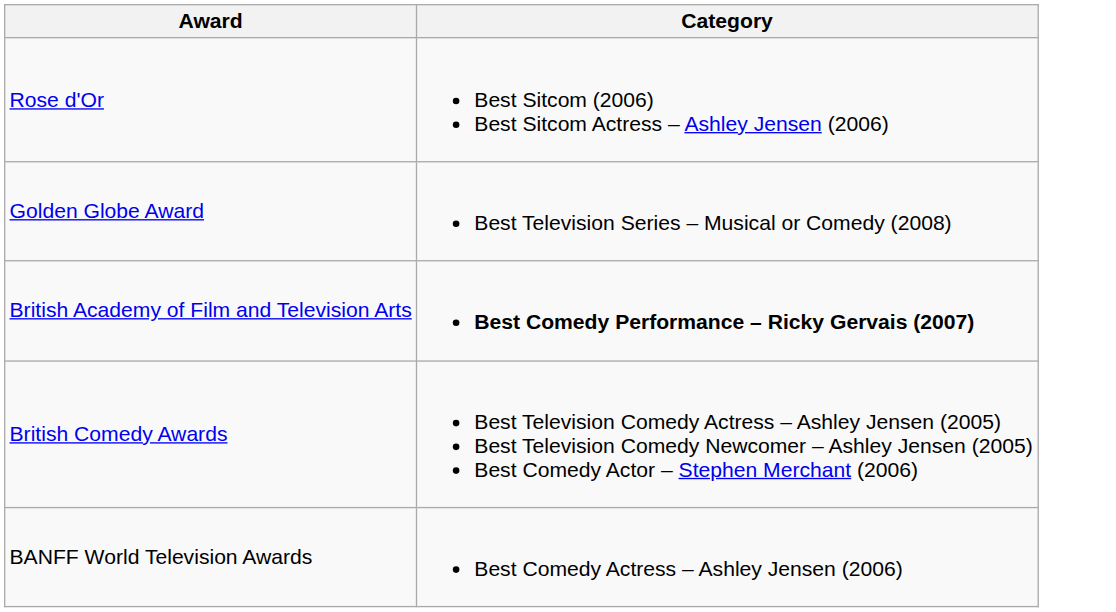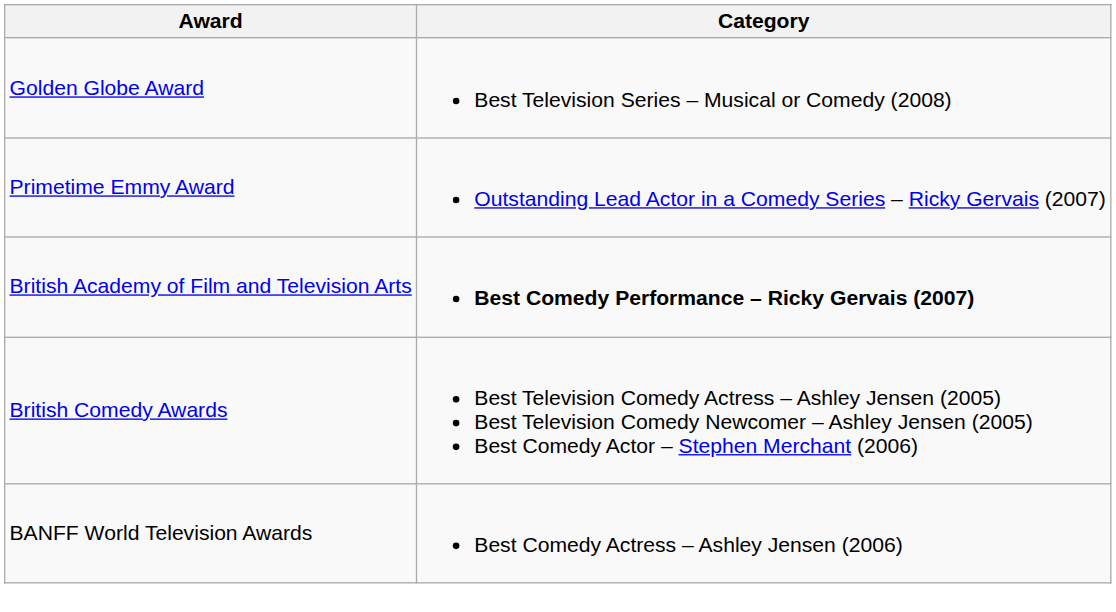- row: (57, 99)
+ row: (122, 187)
